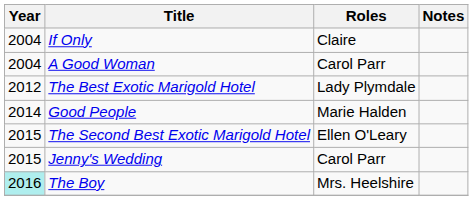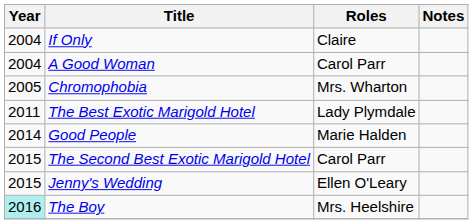+ row: (98, 87)
(25, 87) 2012 -> (24, 111) 2011
(362, 135) Ellen O'Leary -> (351, 159) Carol Parr
(351, 159) Carol Parr -> (362, 183) Ellen O'Leary
